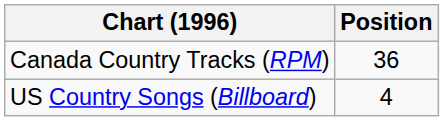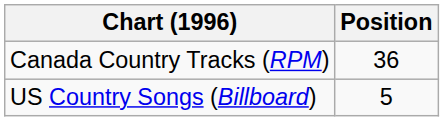(386, 97) 4 -> (386, 97) 5
